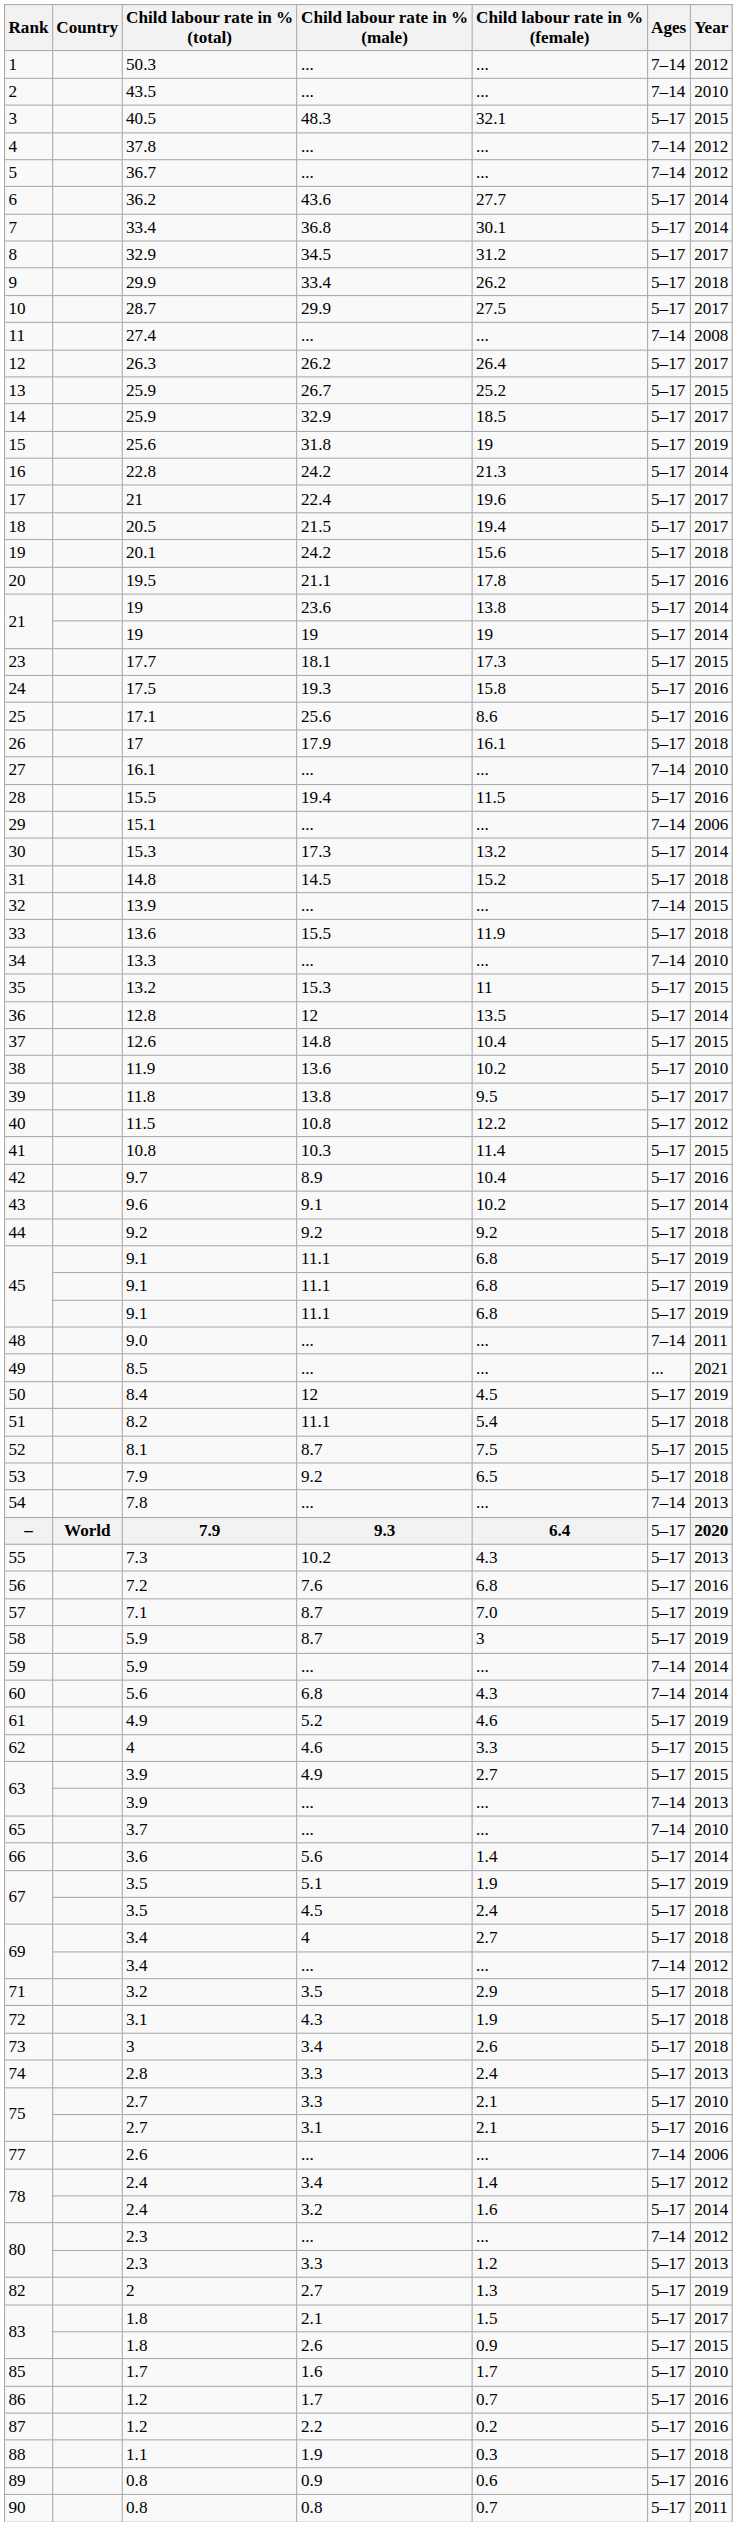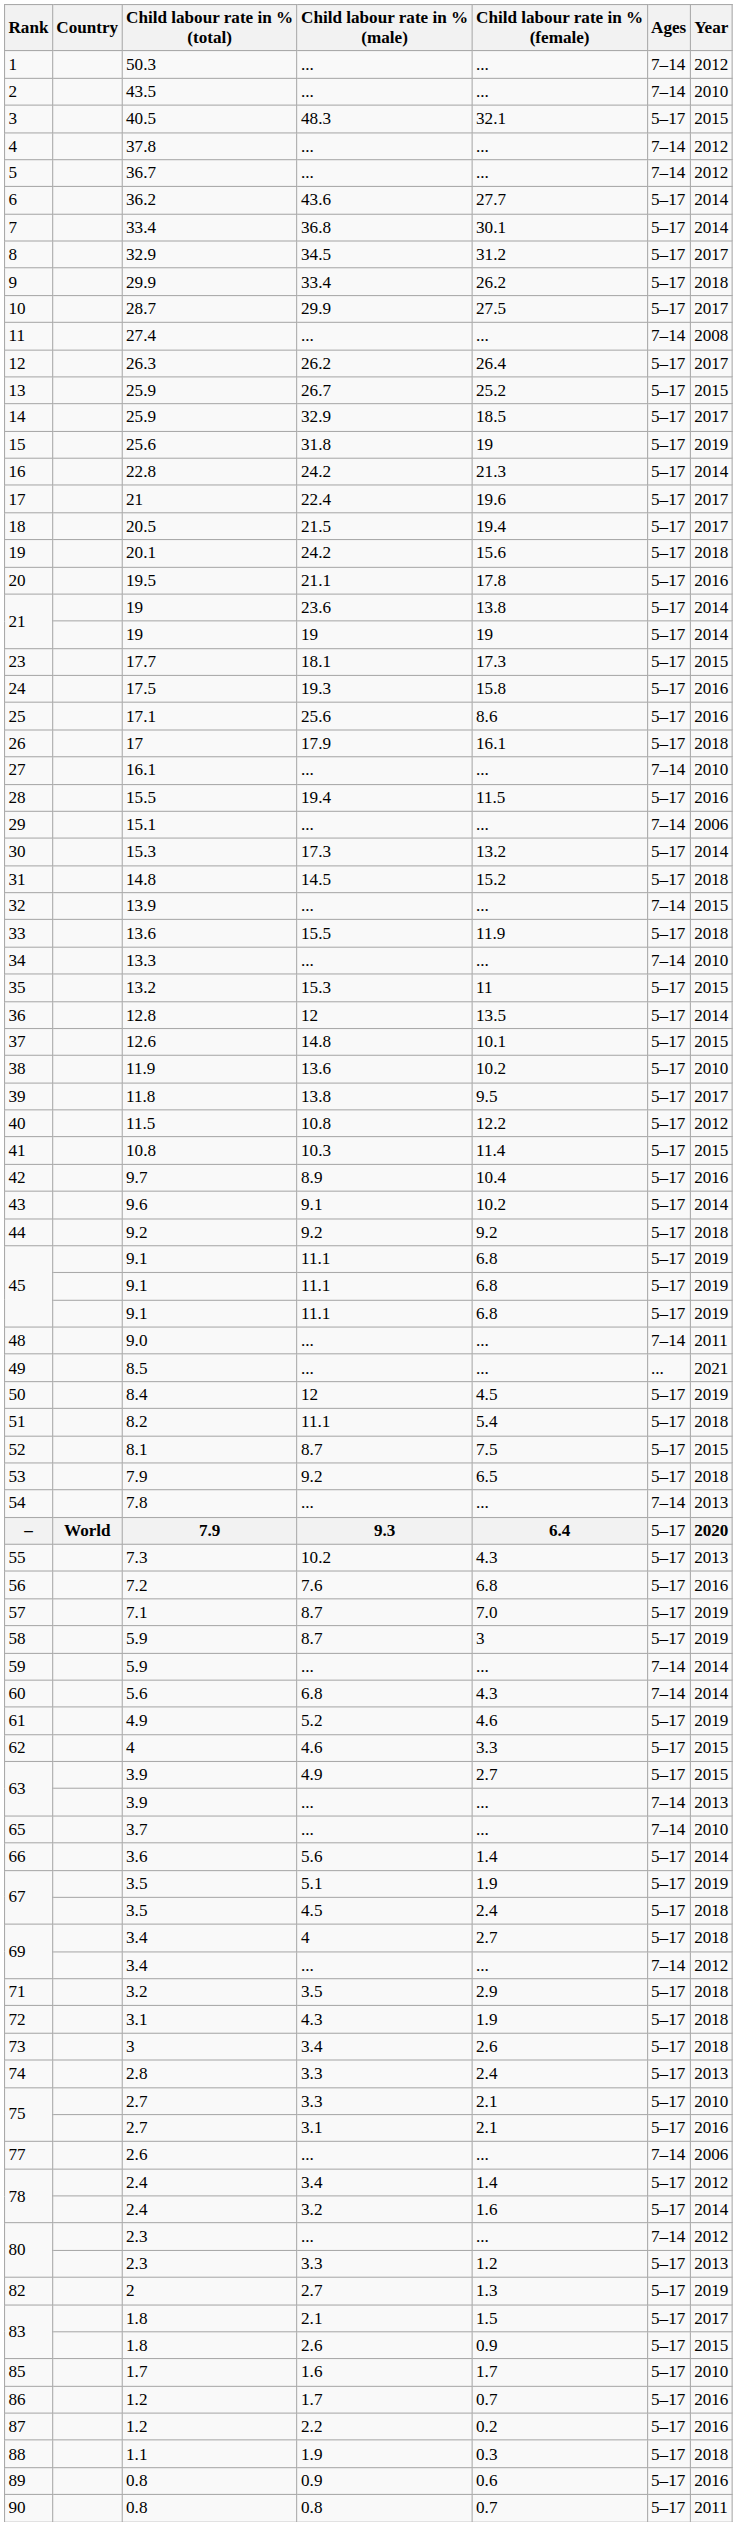(491, 1041) 10.4 -> (491, 1041) 10.1
